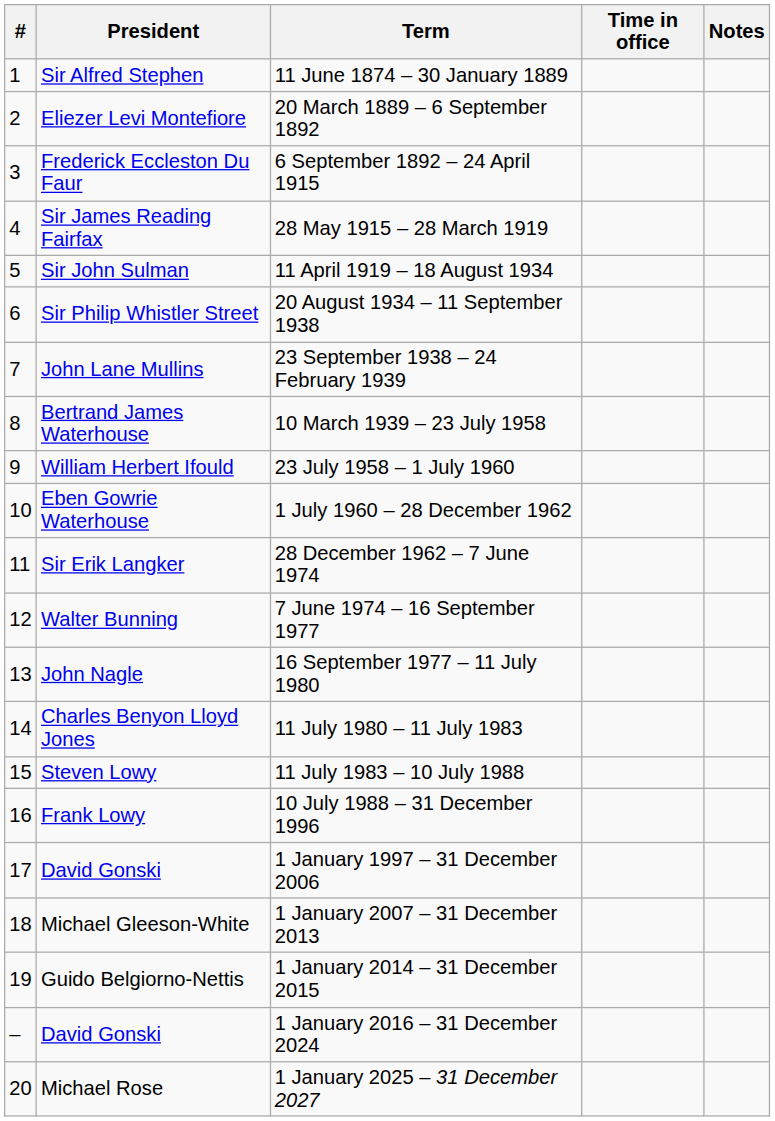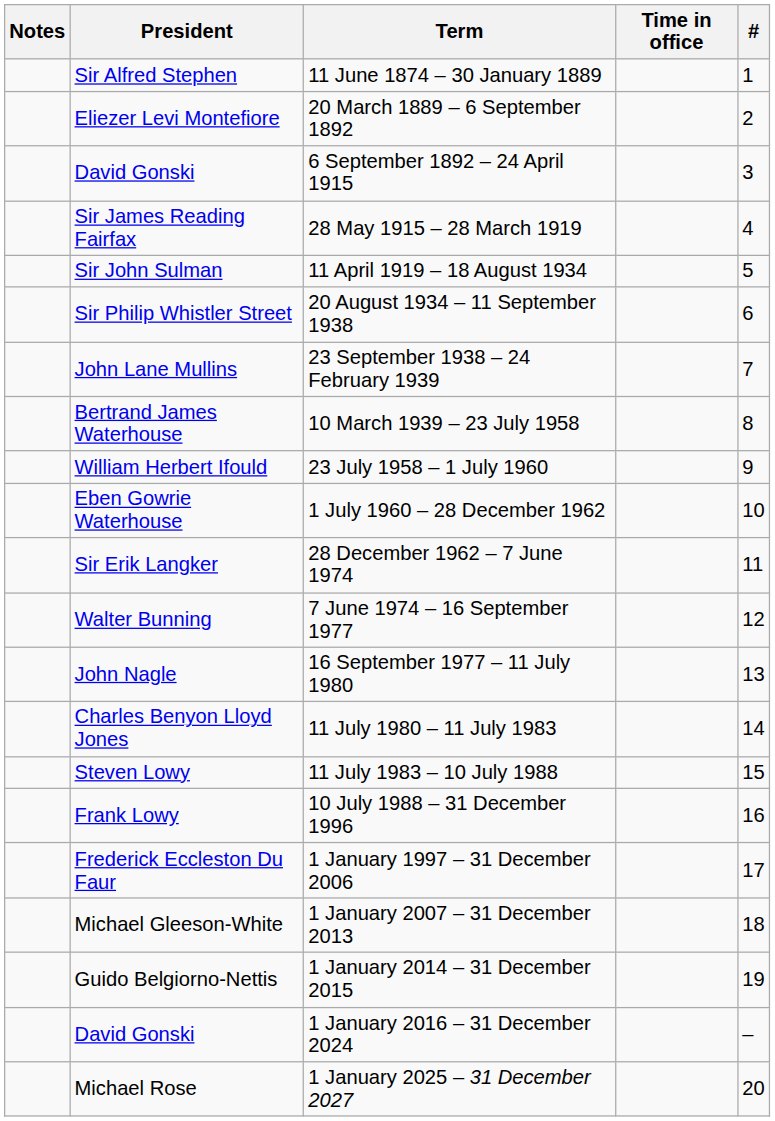columns swapped: (20, 31) <-> (737, 31)
(145, 173) Frederick Eccleston Du Faur -> (135, 173) David Gonski
(101, 870) David Gonski -> (179, 870) Frederick Eccleston Du Faur
